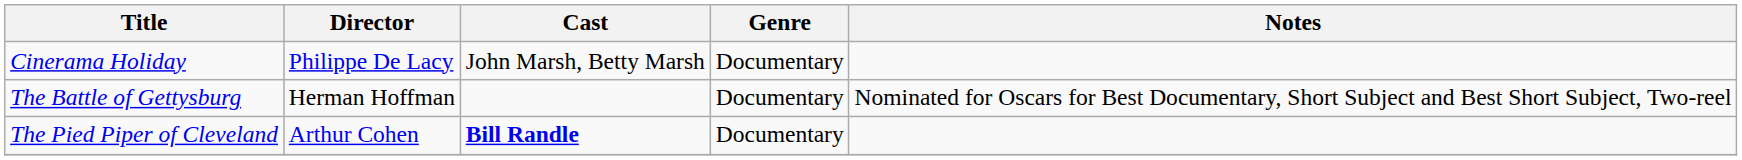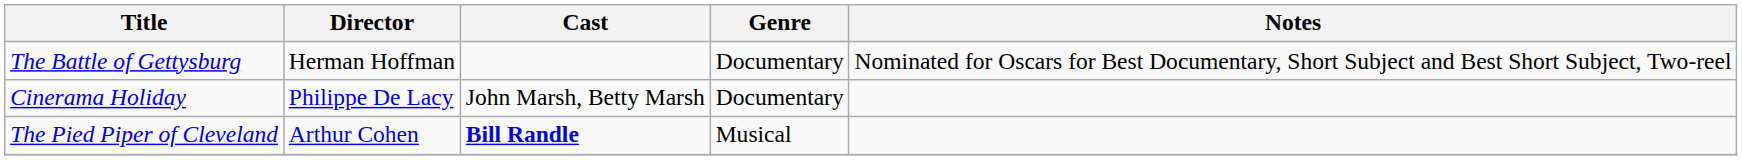rows swapped: (126, 97) <-> (98, 60)
(780, 135) Documentary -> (754, 135) Musical
